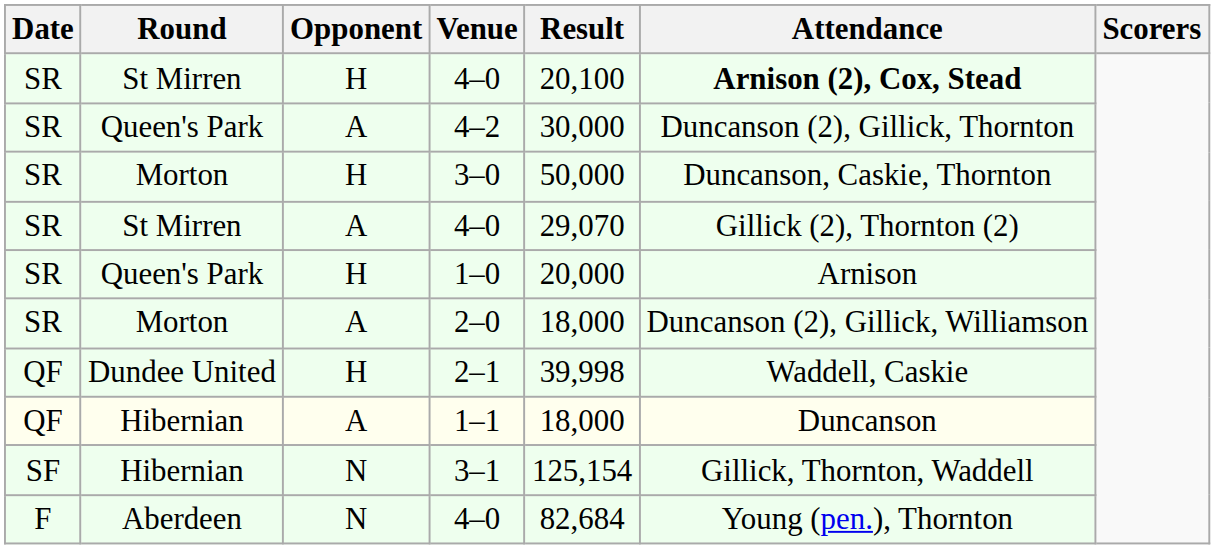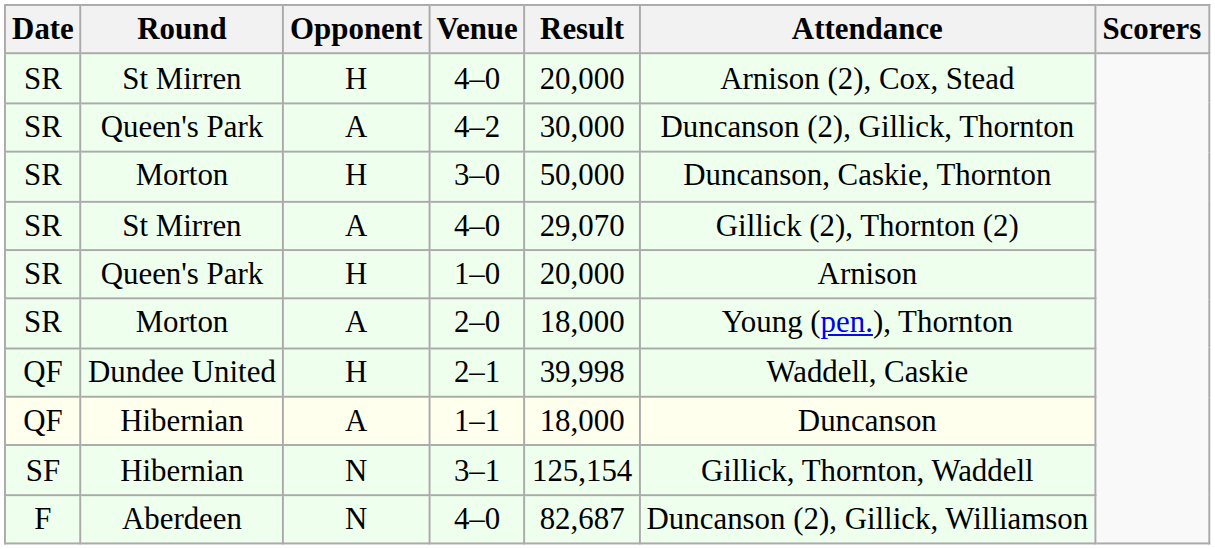(582, 77) 20,100 -> (582, 77) 20,000
(867, 77) bold -> (867, 77) normal
(867, 322) Duncanson (2), Gillick, Williamson -> (867, 322) Young (pen.), Thornton
(582, 518) 82,684 -> (582, 518) 82,687
(867, 518) Young (pen.), Thornton -> (867, 518) Duncanson (2), Gillick, Williamson
